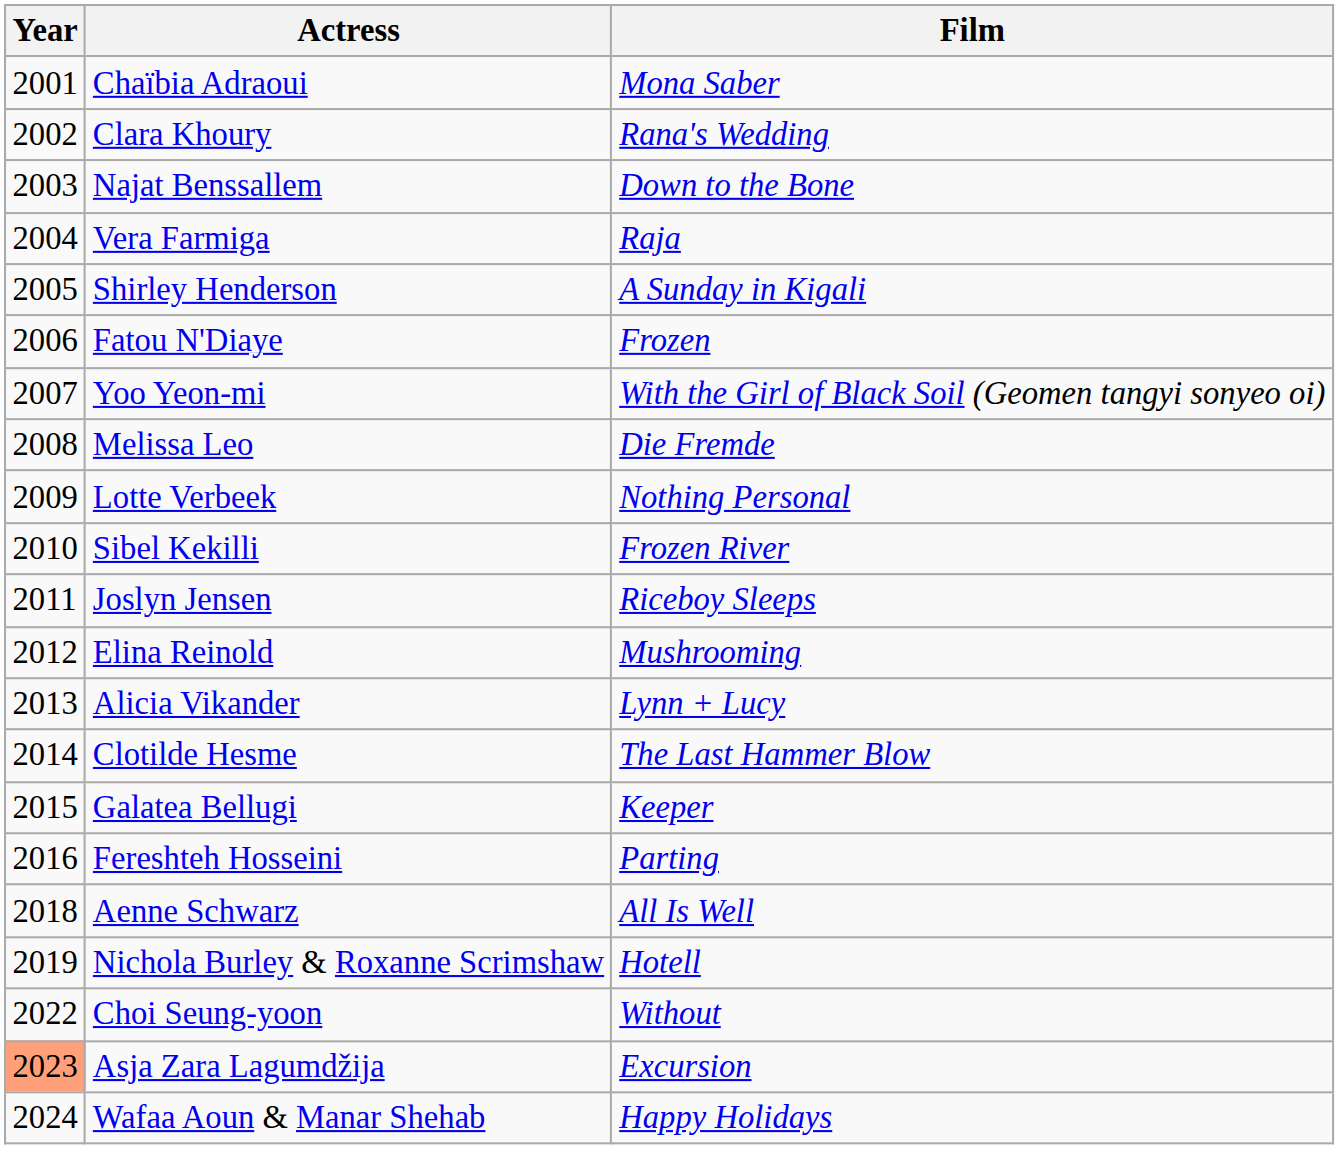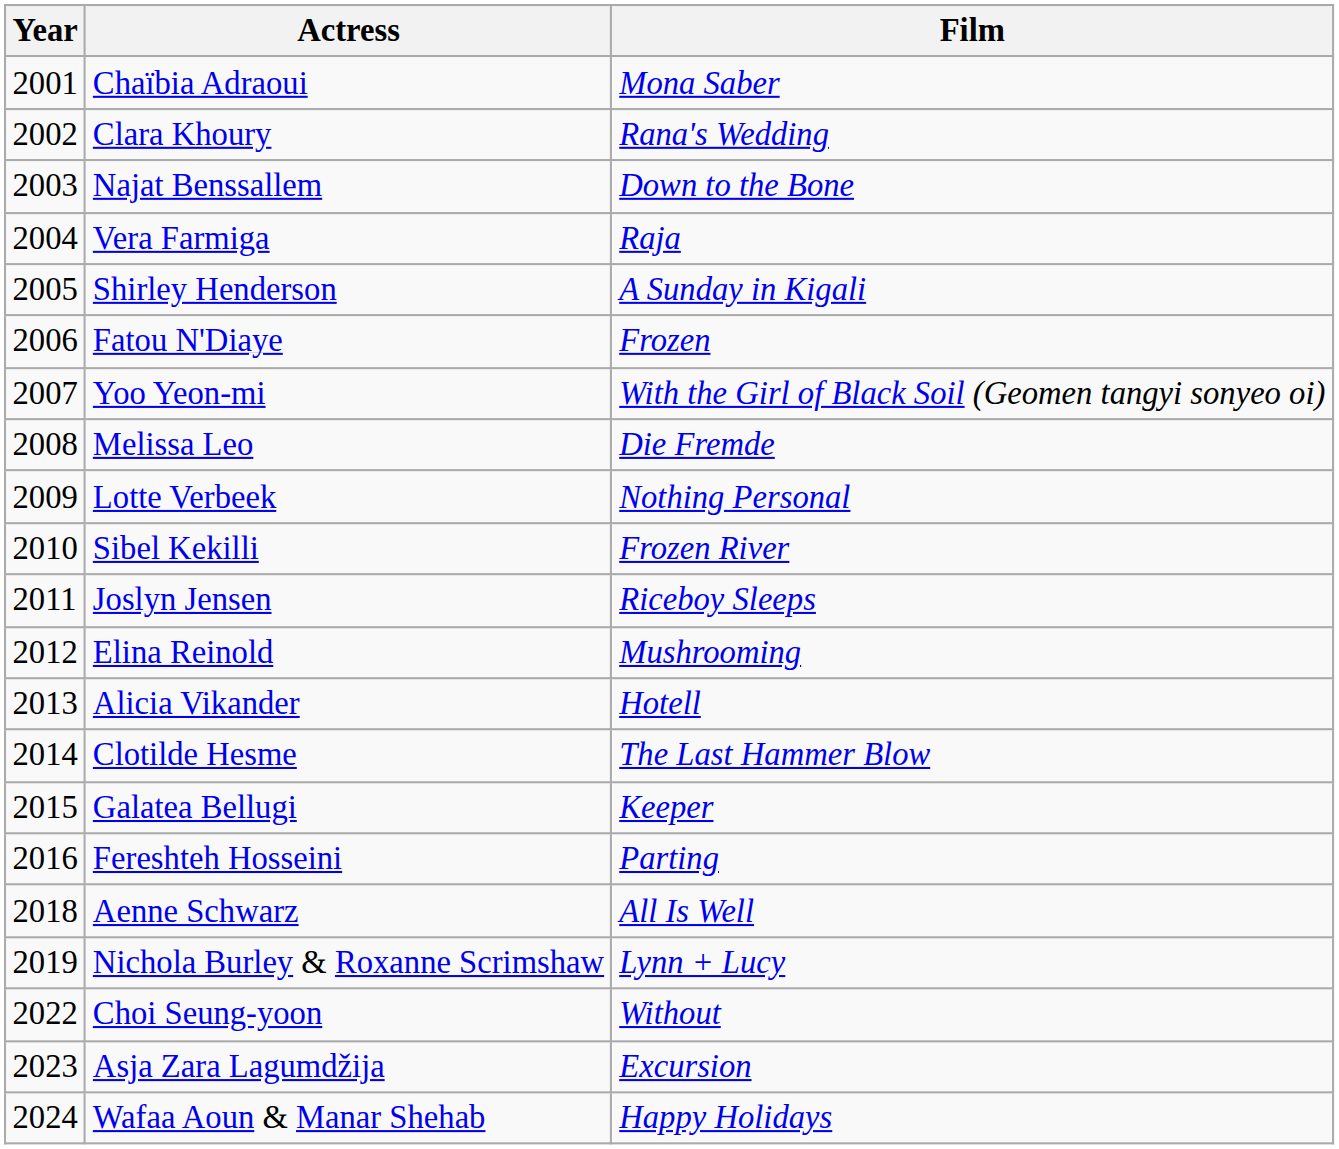(702, 703) Lynn + Lucy -> (660, 703) Hotell
(660, 962) Hotell -> (702, 962) Lynn + Lucy
(45, 1065) lightsalmon background -> (45, 1065) no background
